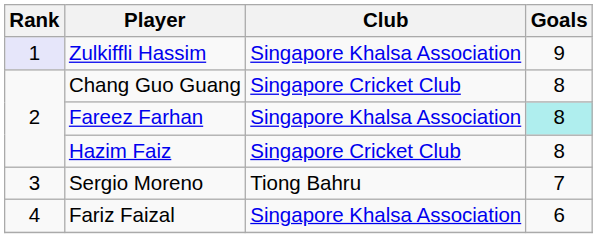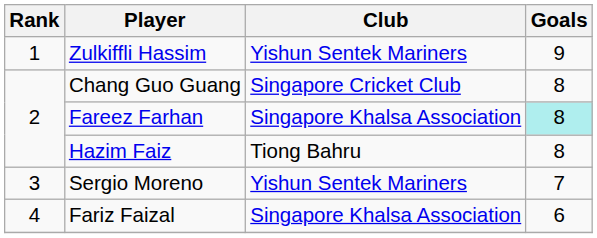(34, 53) lavender background -> (34, 53) no background
(386, 53) Singapore Khalsa Association -> (359, 53) Yishun Sentek Mariners
(356, 150) Singapore Cricket Club -> (306, 150) Tiong Bahru
(306, 183) Tiong Bahru -> (359, 183) Yishun Sentek Mariners
